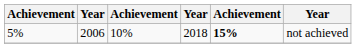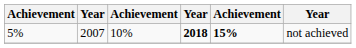(92, 33) 2006 -> (92, 33) 2007
(196, 33) normal -> (196, 33) bold
